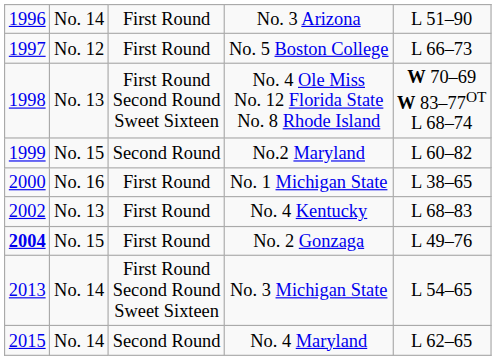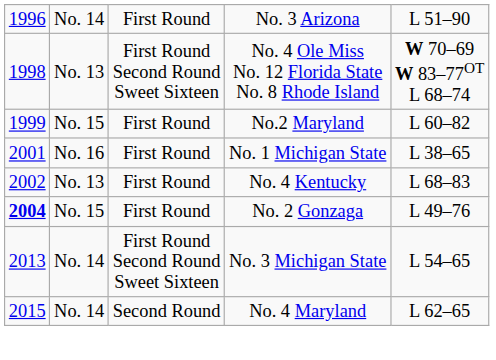- row: (309, 48)
(167, 153) Second Round -> (167, 123) First Round
(27, 182) 2000 -> (27, 153) 2001
